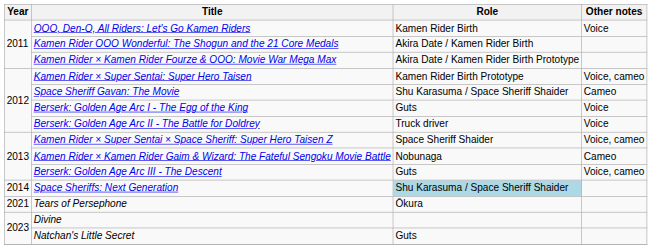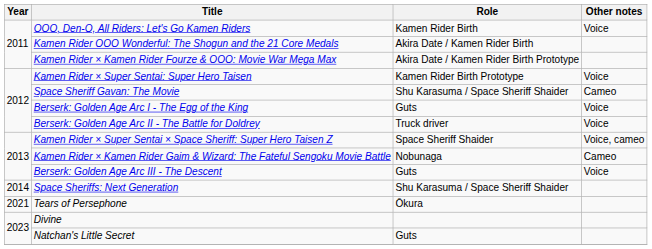(614, 76) Voice, cameo -> (596, 76) Voice
(614, 172) Voice, cameo -> (596, 172) Voice
(482, 188) lightblue background -> (482, 188) no background
